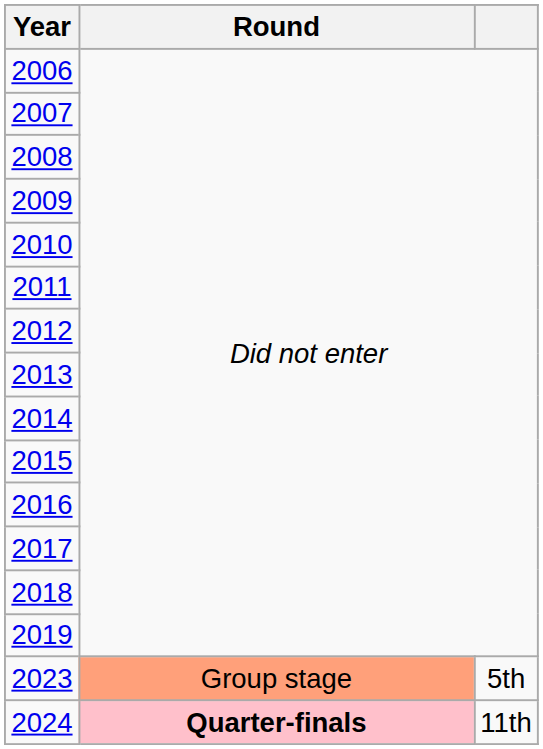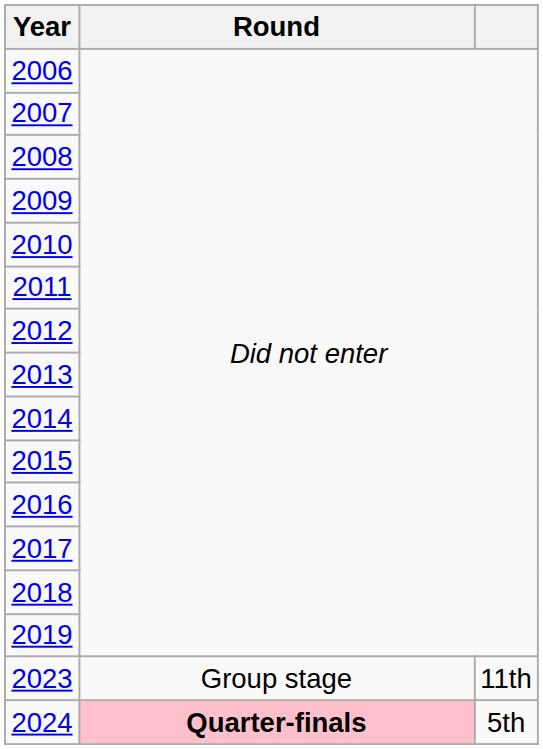(276, 679) lightsalmon background -> (276, 679) no background
(506, 679) 5th -> (506, 679) 11th
(506, 722) 11th -> (506, 722) 5th
